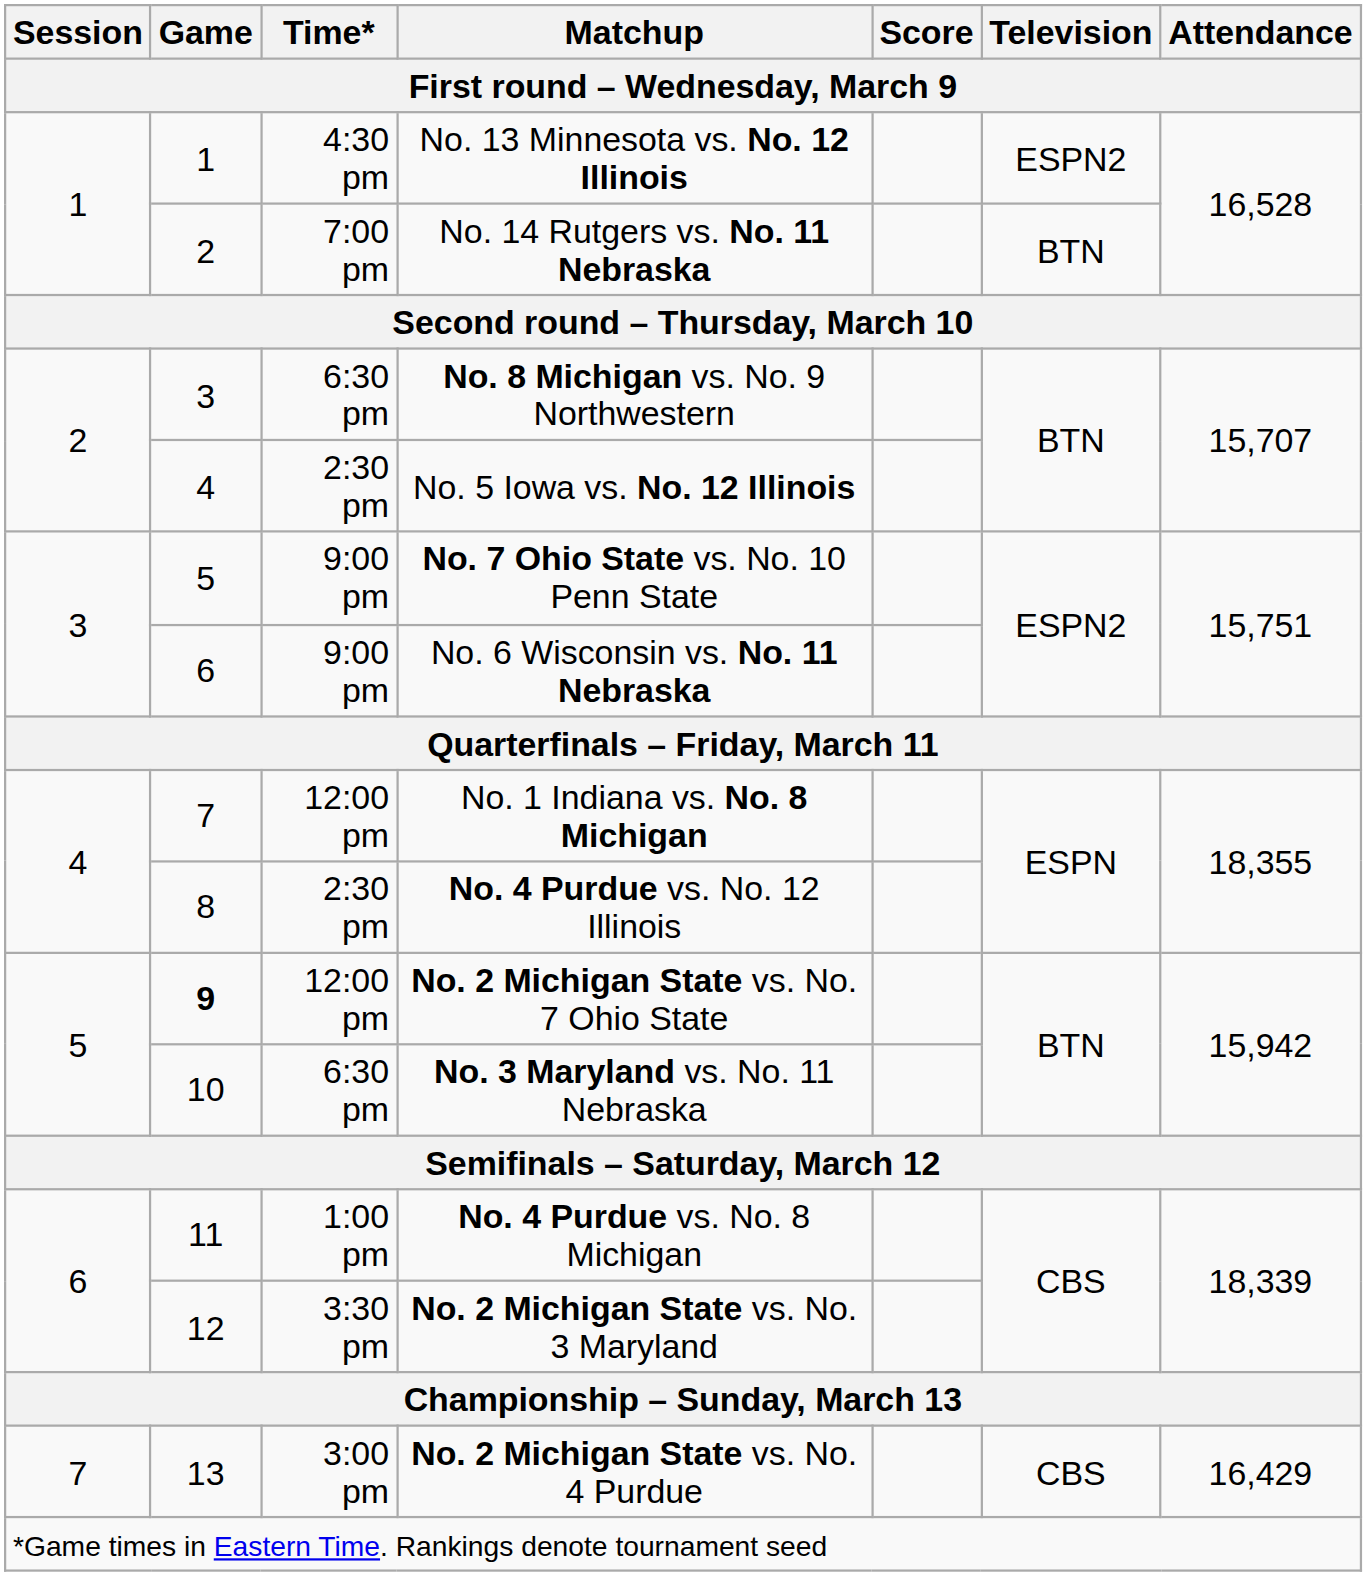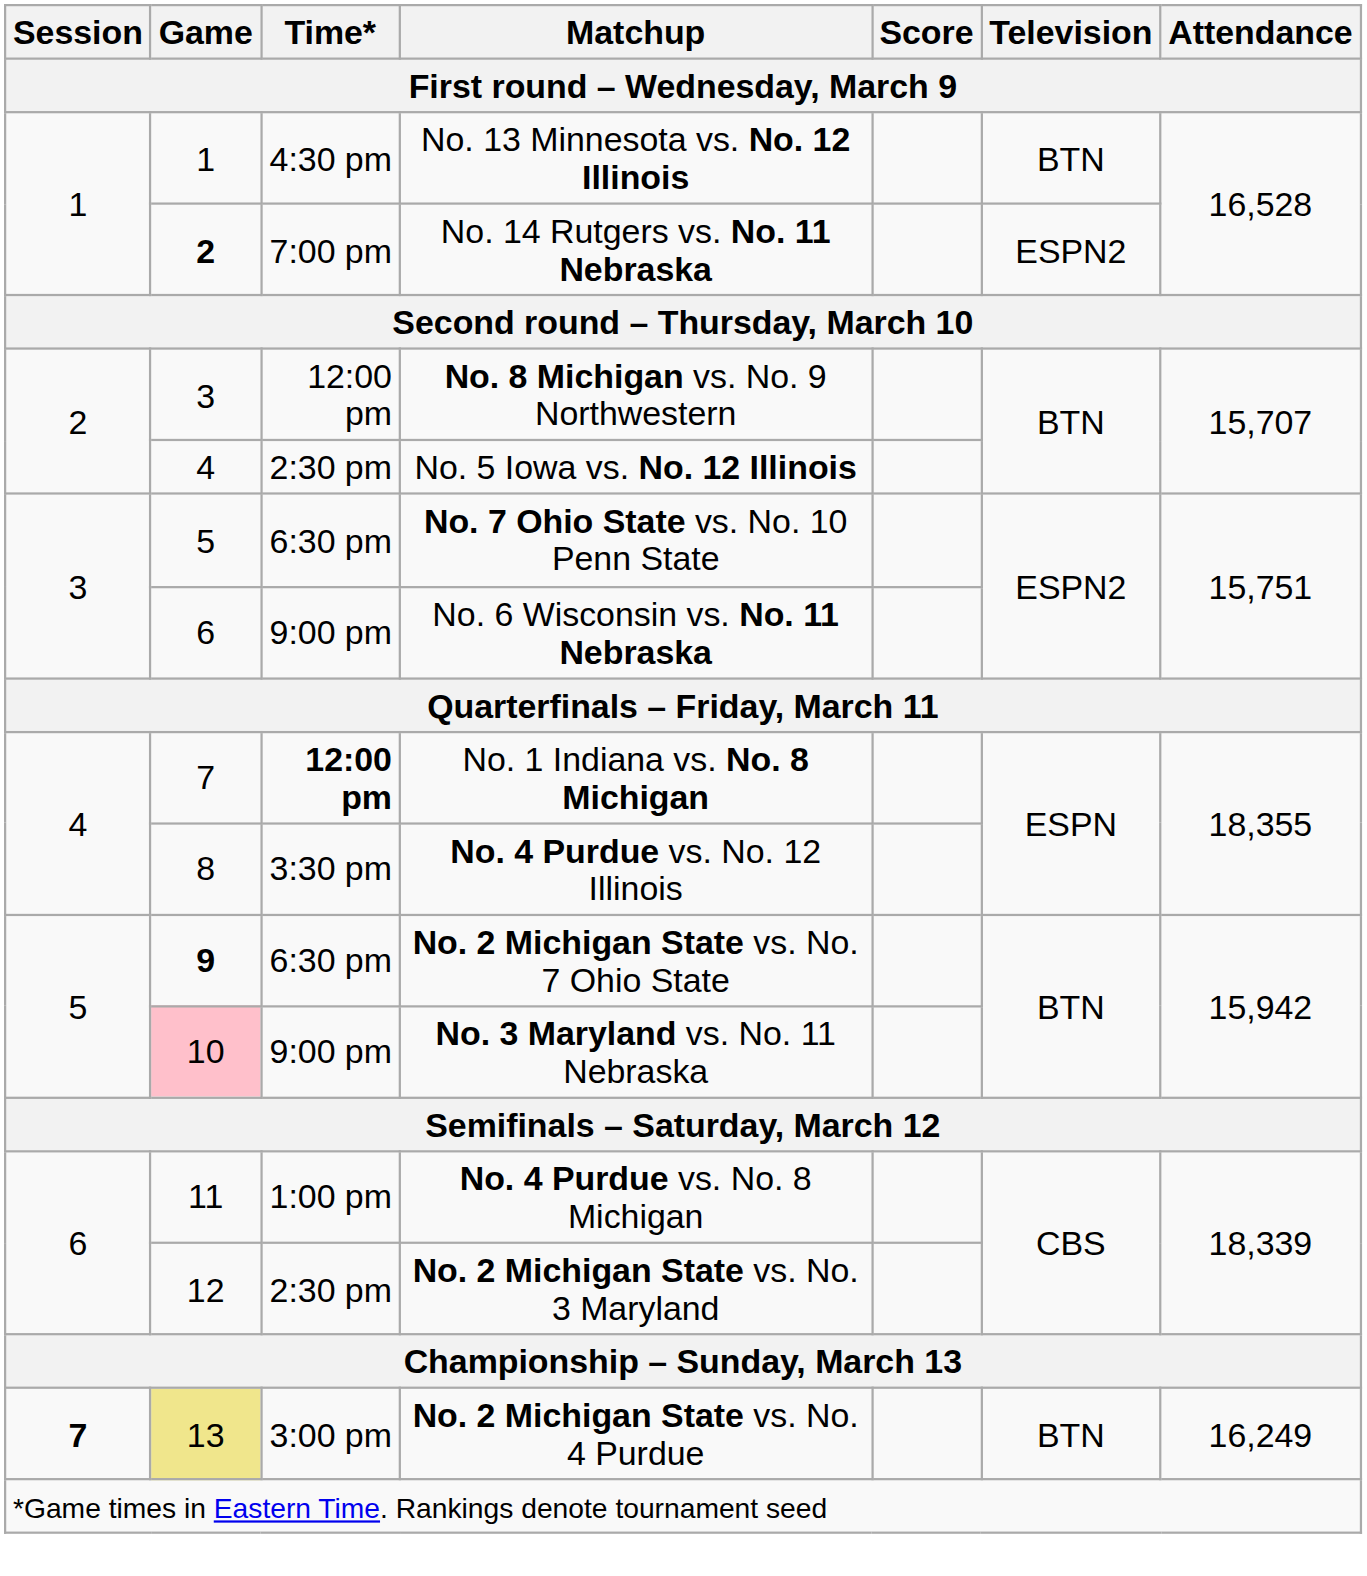(1071, 158) ESPN2 -> (1071, 158) BTN
(206, 250) normal -> (206, 250) bold
(1071, 250) BTN -> (1071, 250) ESPN2
(356, 395) 6:30 pm -> (350, 395) 12:00 pm
(356, 578) 9:00 pm -> (331, 540) 6:30 pm
(347, 815) normal -> (349, 777) bold
(356, 907) 2:30 pm -> (331, 869) 3:30 pm
(347, 998) 12:00 pm -> (331, 960) 6:30 pm
(206, 1090) no background -> (206, 1052) pink background
(356, 1090) 6:30 pm -> (331, 1052) 9:00 pm
(356, 1327) 3:30 pm -> (331, 1289) 2:30 pm
(78, 1472) normal -> (78, 1434) bold
(206, 1472) no background -> (206, 1434) khaki background
(1071, 1472) CBS -> (1071, 1434) BTN
(1260, 1472) 16,429 -> (1260, 1434) 16,249
